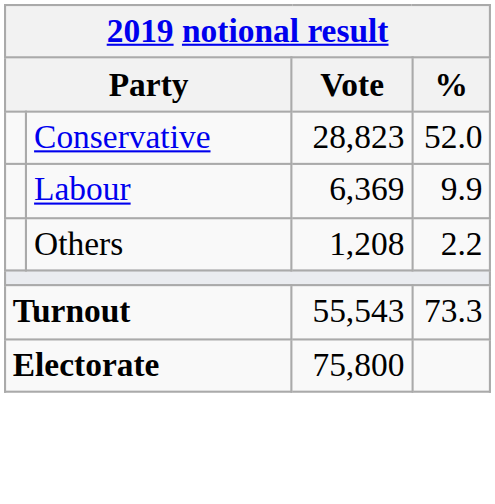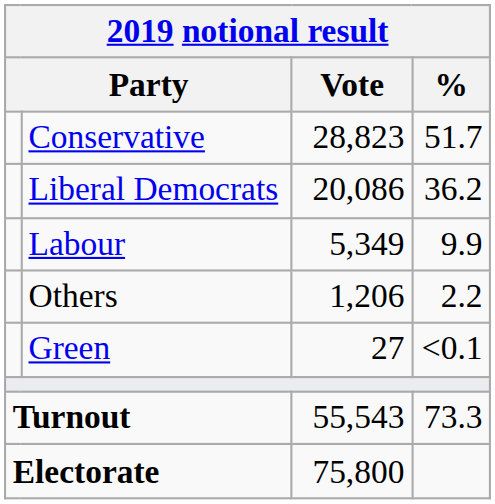(453, 137) 52.0 -> (453, 137) 51.7
+ row: (153, 190)
(367, 190) 6,369 -> (367, 243) 5,349
(367, 243) 1,208 -> (367, 296) 1,206
+ row: (69, 349)
